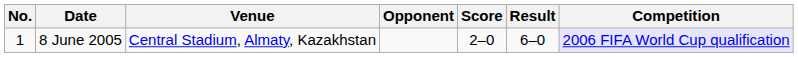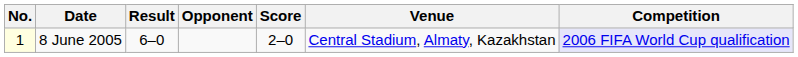columns swapped: (252, 16) <-> (533, 16)
(20, 40) no background -> (20, 40) lightyellow background
